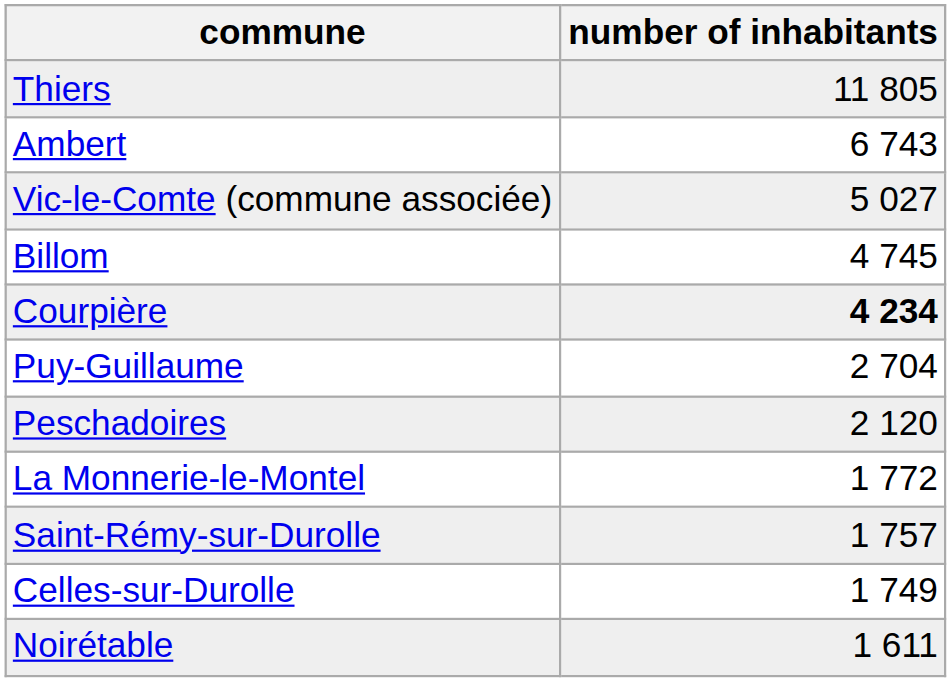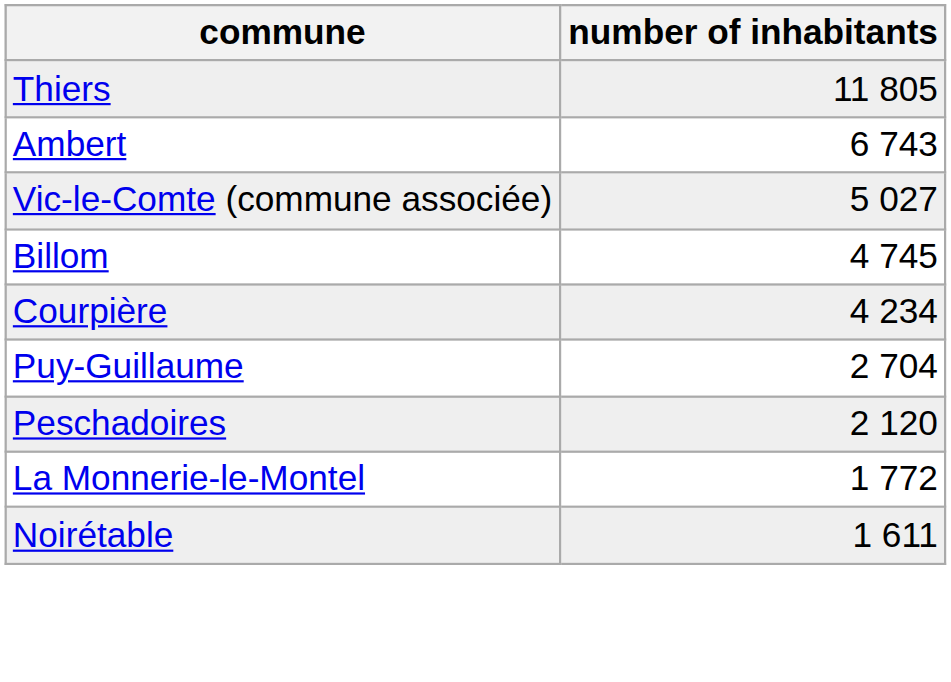(894, 311) bold -> (894, 311) normal
- row: (197, 534)
- row: (154, 590)
